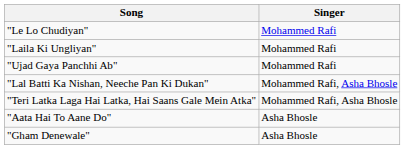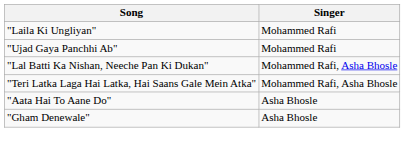- row: (48, 30)
